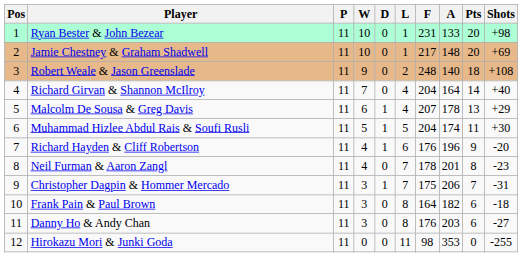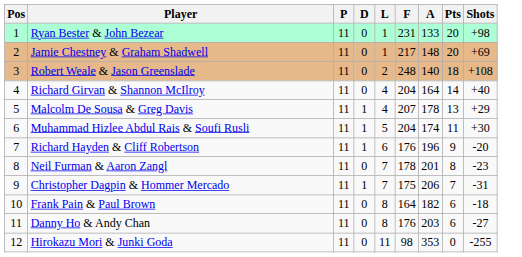- column: (364, 14)
